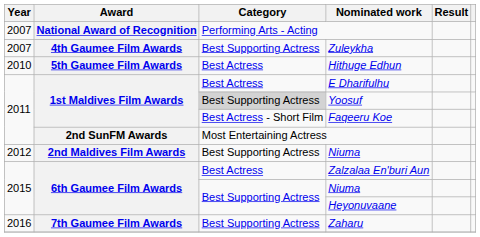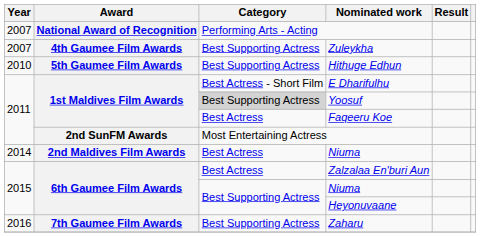(232, 65) Best Actress -> (261, 65) Best Supporting Actress
(232, 83) Best Actress -> (262, 83) Best Actress - Short Film
(262, 118) Best Actress - Short Film -> (232, 118) Best Actress
(19, 153) 2012 -> (19, 153) 2014
(261, 153) Best Supporting Actress -> (232, 153) Best Actress
